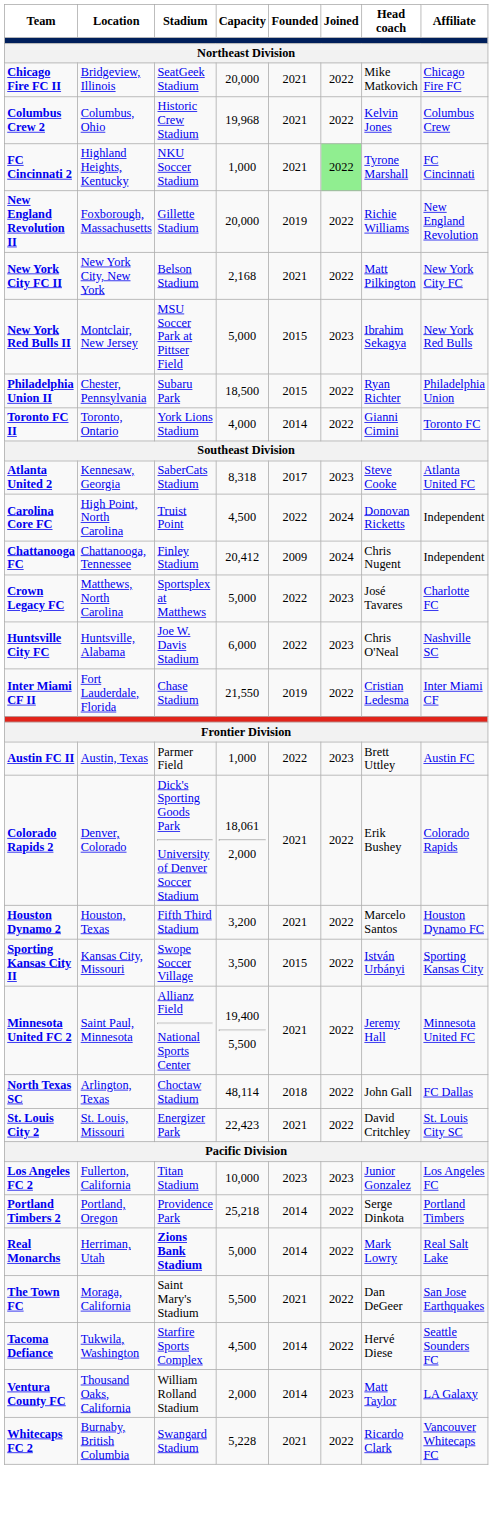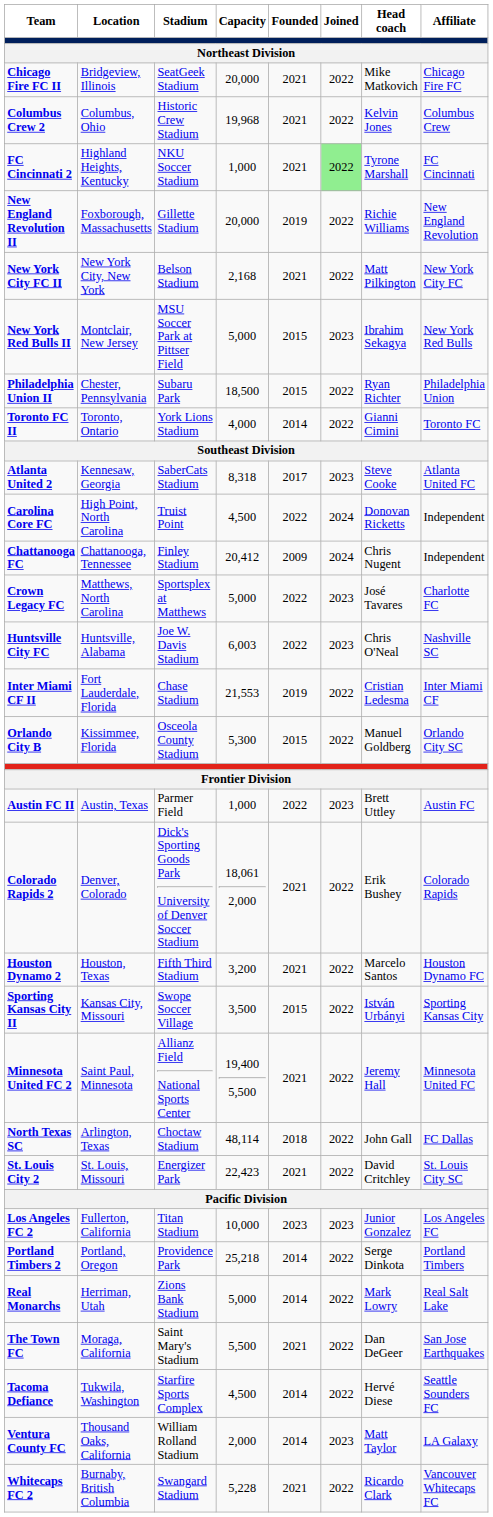(242, 645) 6,000 -> (242, 645) 6,003
(242, 692) 21,550 -> (242, 692) 21,553
+ row: (29, 740)
(180, 1251) bold -> (178, 1299) normal
